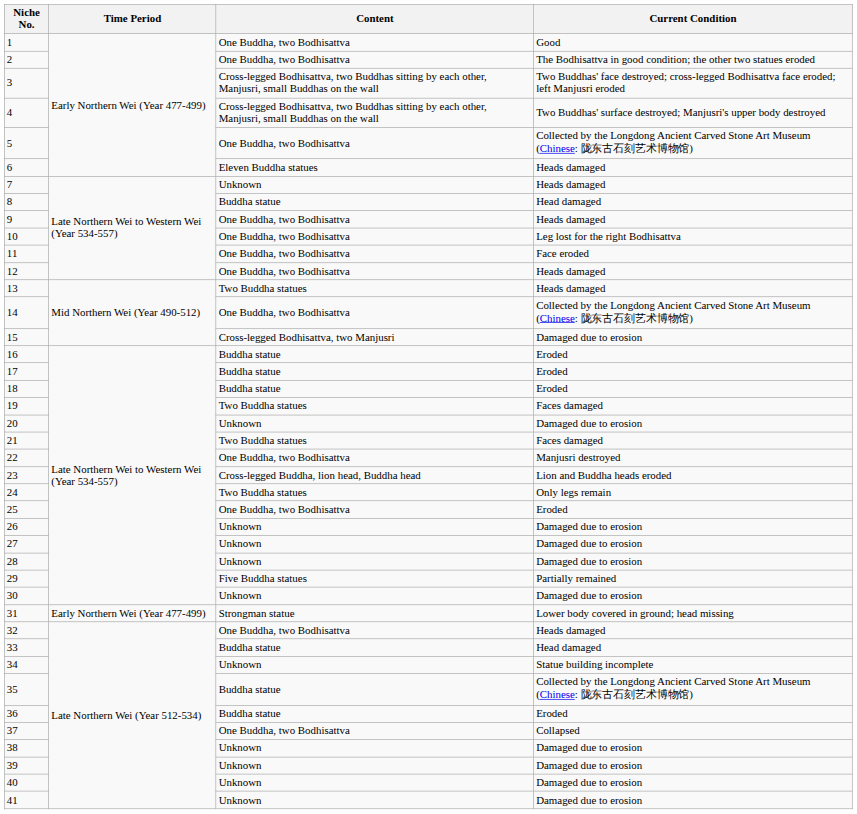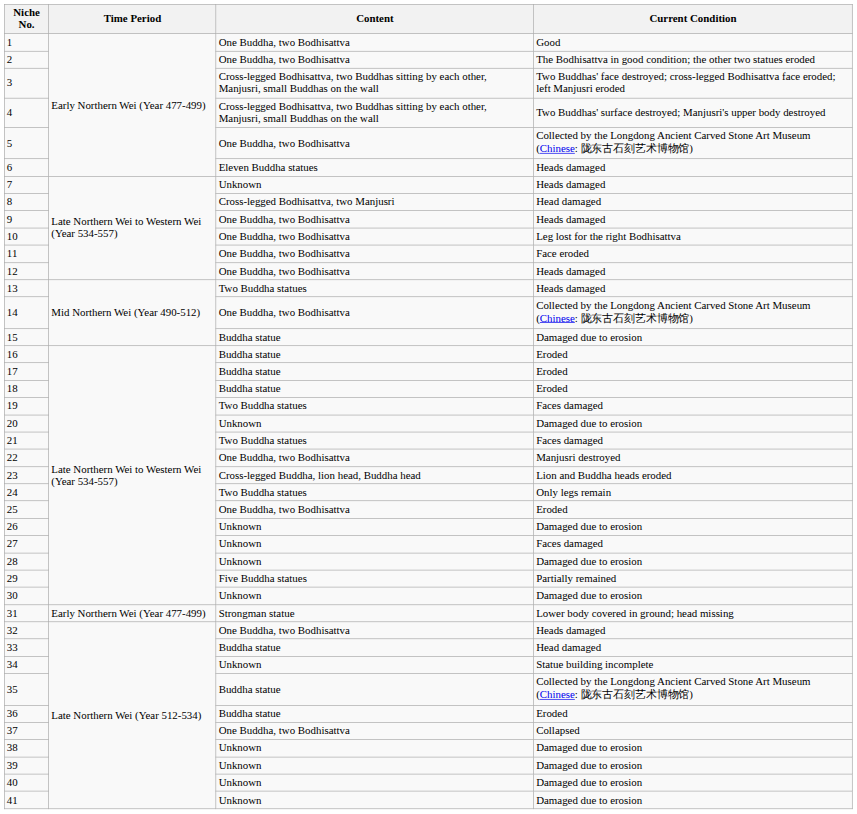(252, 202) Buddha statue -> (307, 202) Cross-legged Bodhisattva, two Manjusri
(307, 337) Cross-legged Bodhisattva, two Manjusri -> (252, 337) Buddha statue
(592, 544) Damaged due to erosion -> (570, 544) Faces damaged
